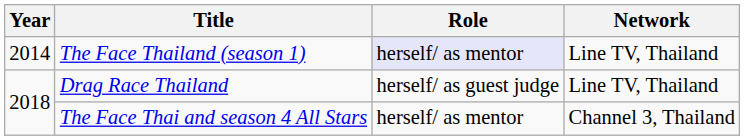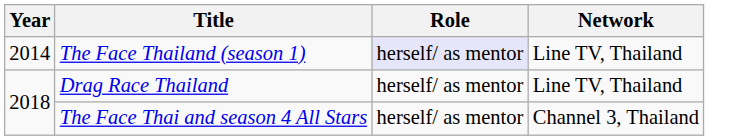(468, 85) herself/ as guest judge -> (450, 85) herself/ as mentor
